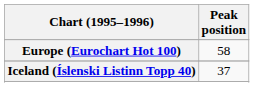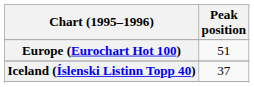(224, 50) 58 -> (224, 50) 51
